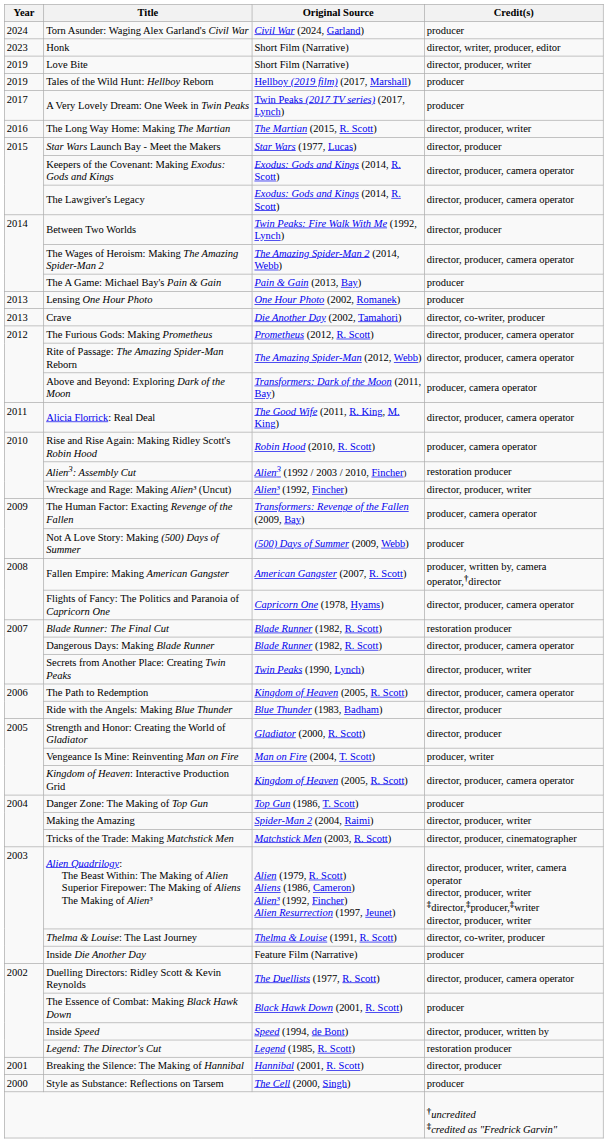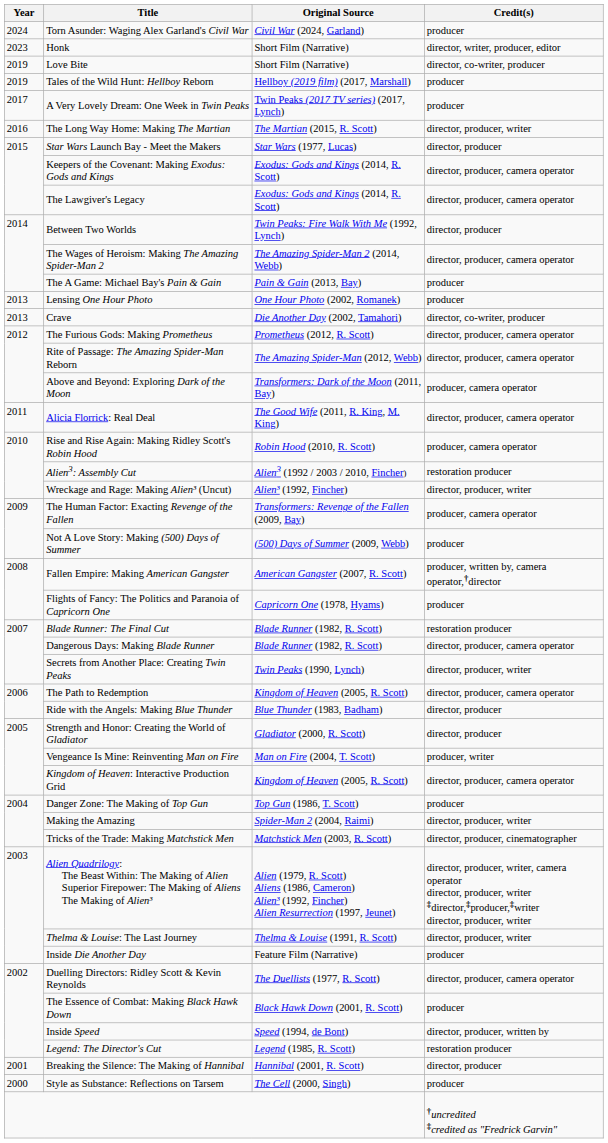(479, 65) director, producer, writer -> (486, 65) director, co-writer, producer
(500, 605) director, producer, camera operator -> (445, 605) producer
(486, 937) director, co-writer, producer -> (479, 937) director, producer, writer
